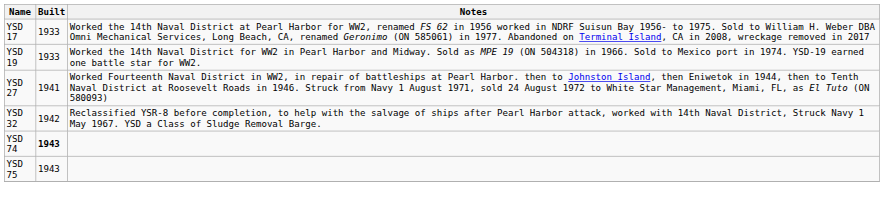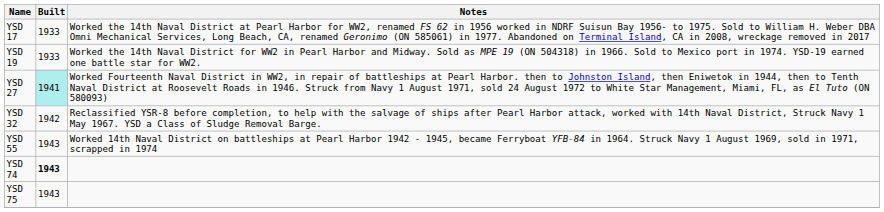(49, 88) no background -> (49, 88) paleturquoise background
+ row: (15, 144)
